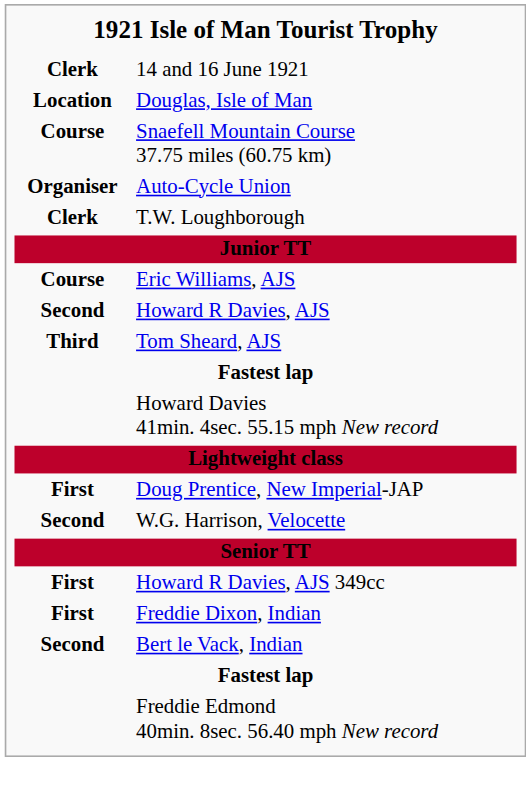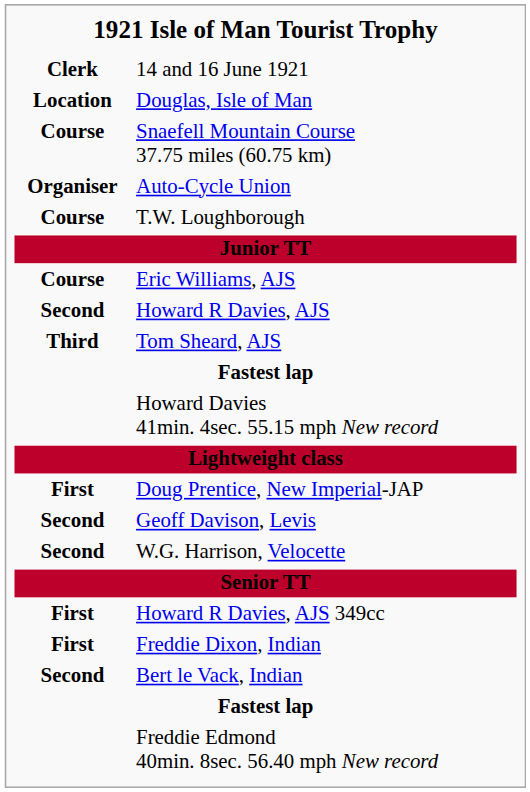(72, 217) Clerk -> (72, 217) Course
+ row: (226, 520)
